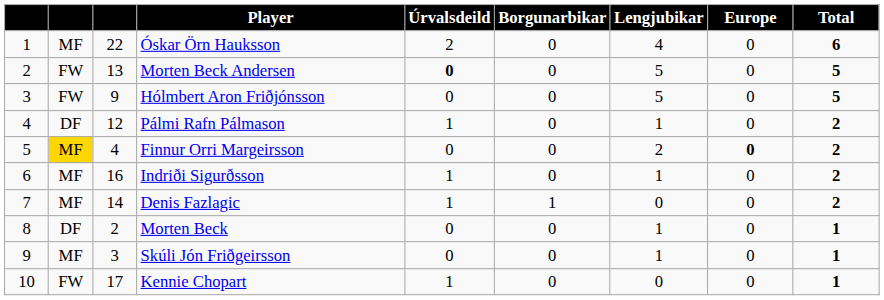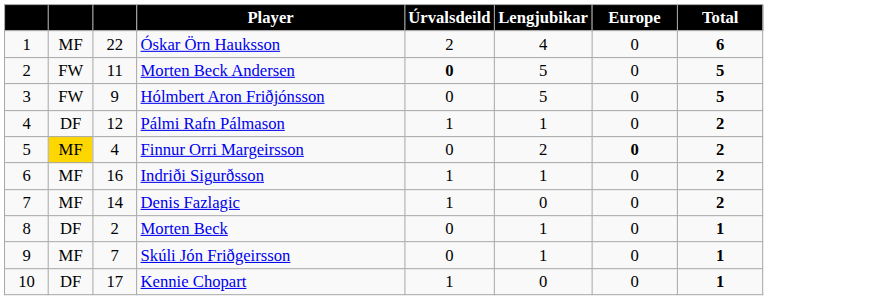- column: (552, 17)
(115, 70) 13 -> (115, 70) 11
(115, 255) 3 -> (115, 255) 7
(71, 281) FW -> (71, 281) DF
